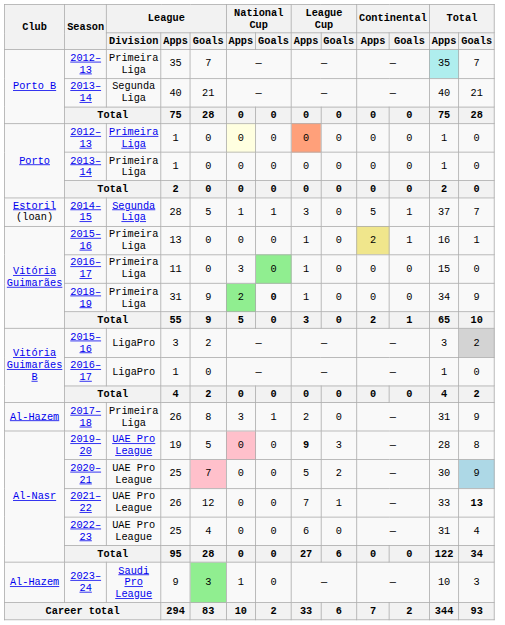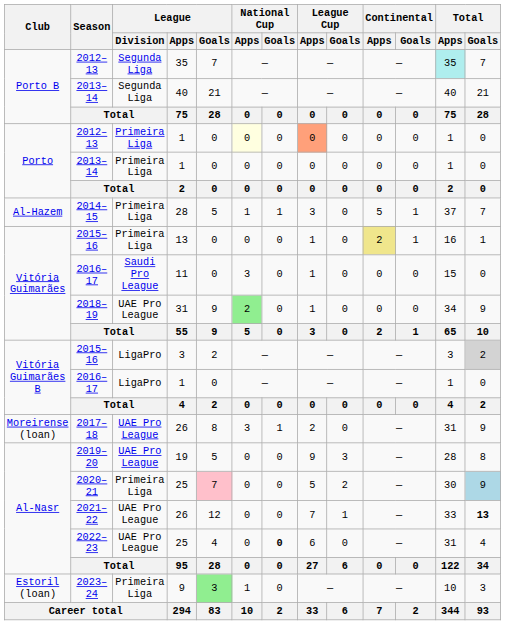(134, 64) Primeira Liga -> (140, 64) Segunda Liga
(35, 212) Estoril (loan) -> (38, 212) Al-Hazem
(134, 212) Segunda Liga -> (140, 212) Primeira Liga
(134, 269) Primeira Liga -> (140, 275) Saudi Pro League
(273, 269) lightgreen background -> (280, 275) no background
(134, 298) Primeira Liga -> (140, 309) UAE Pro League
(273, 298) bold -> (280, 309) normal
(35, 417) Al-Hazem -> (38, 429) Moreirense (loan)
(134, 417) Primeira Liga -> (140, 429) UAE Pro League
(241, 445) pink background -> (247, 457) no background
(306, 445) bold -> (312, 457) normal
(134, 474) UAE Pro League -> (140, 486) Primeira Liga
(273, 531) normal -> (280, 543) bold
(35, 582) Al-Hazem -> (38, 588) Estoril (loan)
(134, 582) Saudi Pro League -> (140, 588) Primeira Liga
